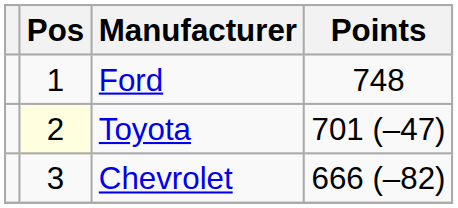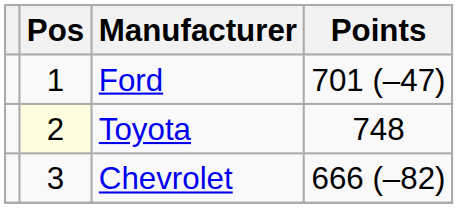(379, 80) 748 -> (379, 80) 701 (–47)
(379, 129) 701 (–47) -> (379, 129) 748
